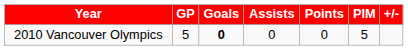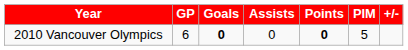(186, 34) 5 -> (186, 34) 6
(324, 34) normal -> (324, 34) bold
